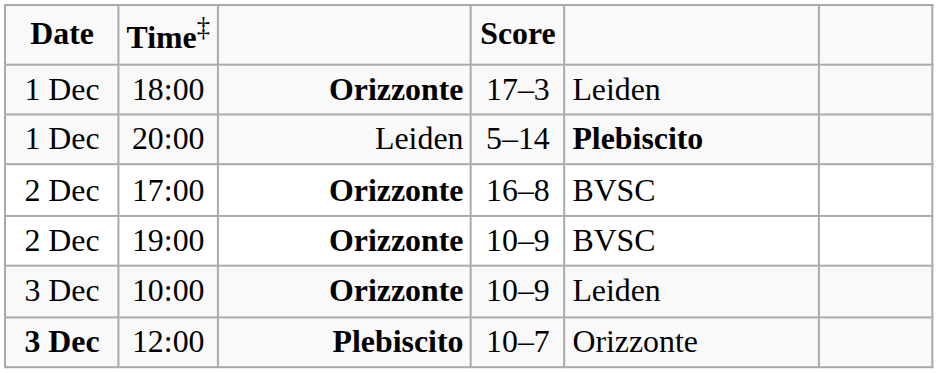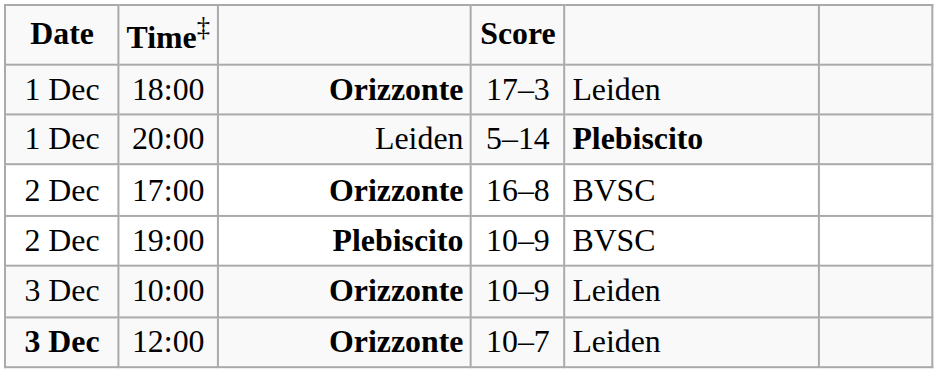(396, 240) Orizzonte -> (398, 240) Plebiscito
(398, 341) Plebiscito -> (396, 341) Orizzonte
(635, 341) Orizzonte -> (617, 341) Leiden
